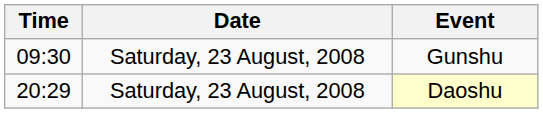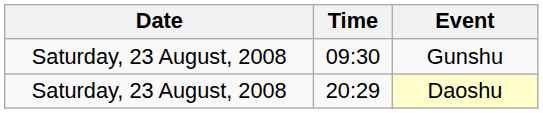columns swapped: (237, 21) <-> (44, 21)
